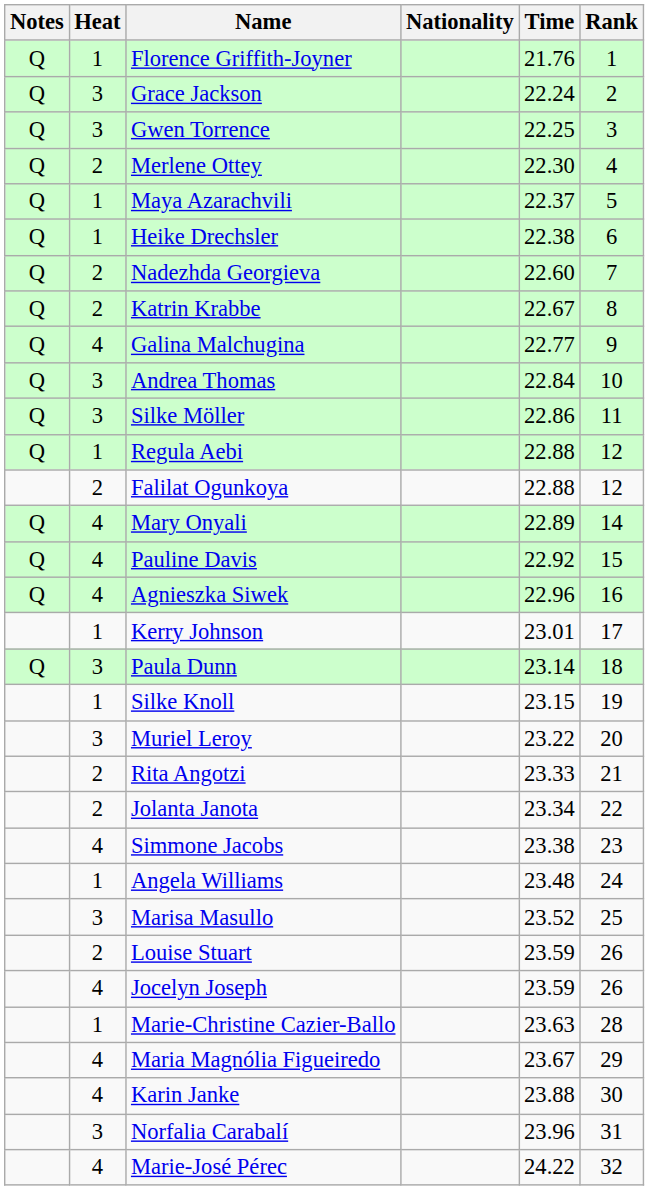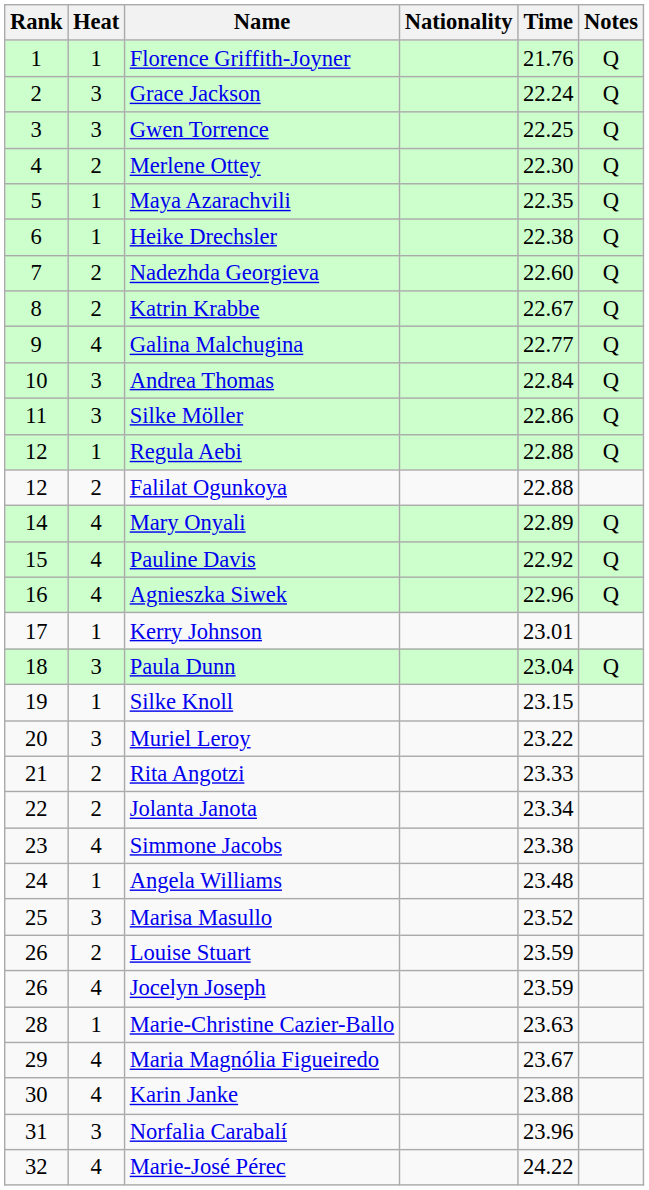columns swapped: (612, 22) <-> (37, 22)
(549, 201) 22.37 -> (548, 201) 22.35
(549, 666) 23.14 -> (548, 666) 23.04
